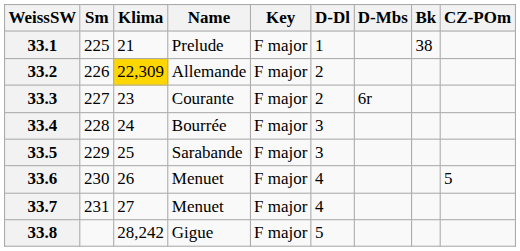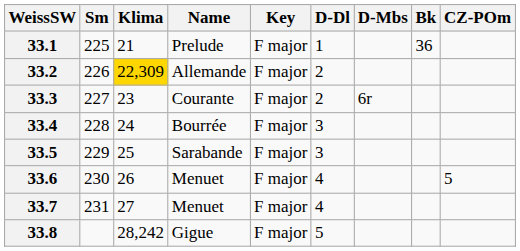(424, 44) 38 -> (424, 44) 36
